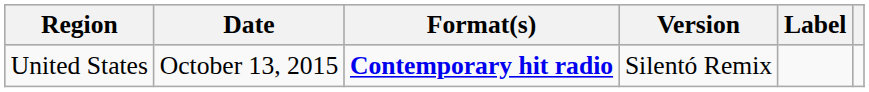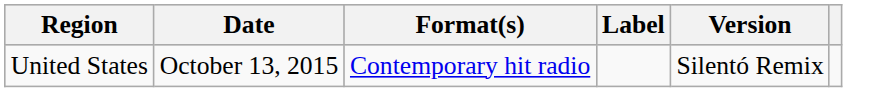columns swapped: (698, 24) <-> (815, 24)
(482, 65) bold -> (470, 65) normal
